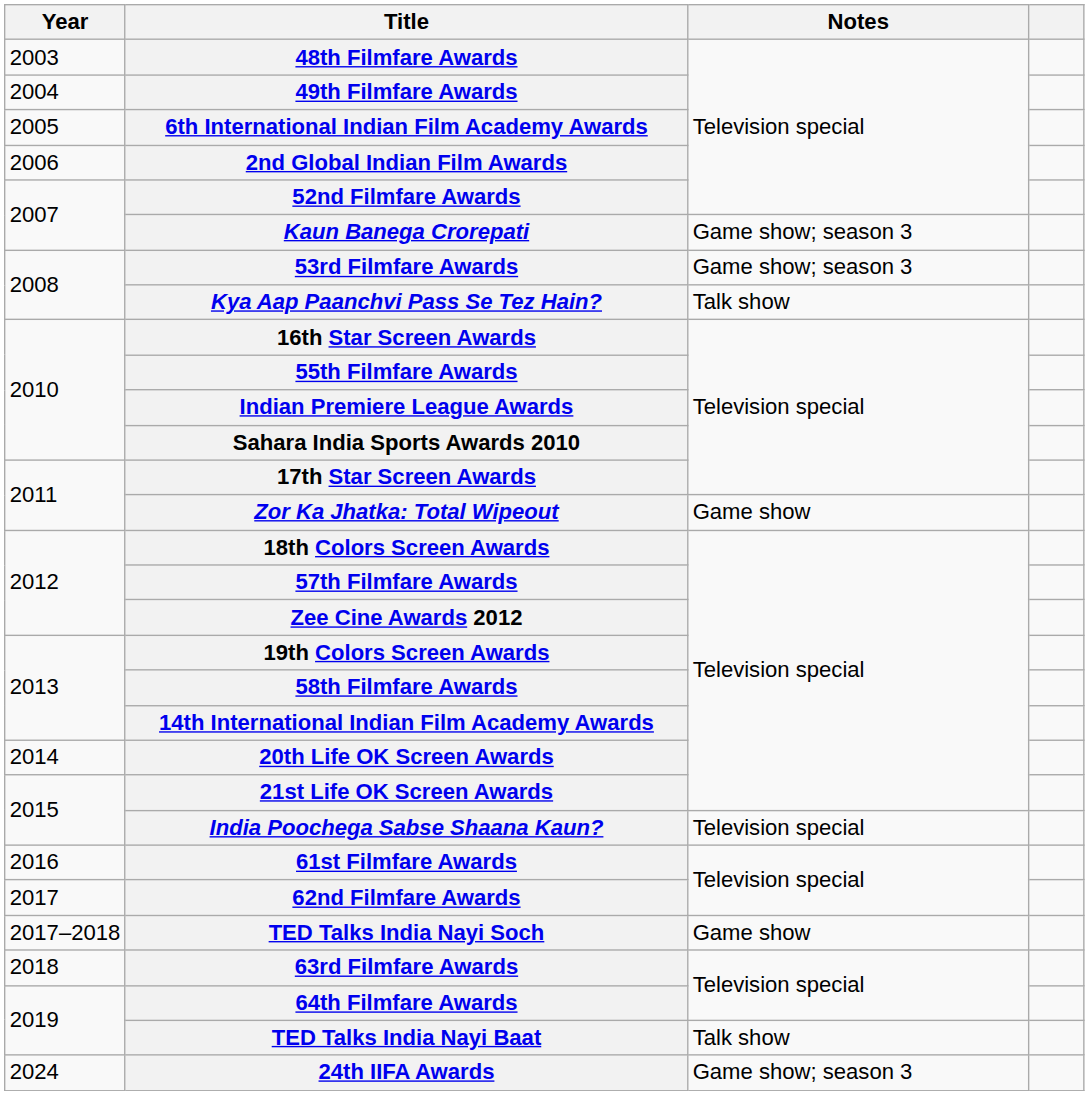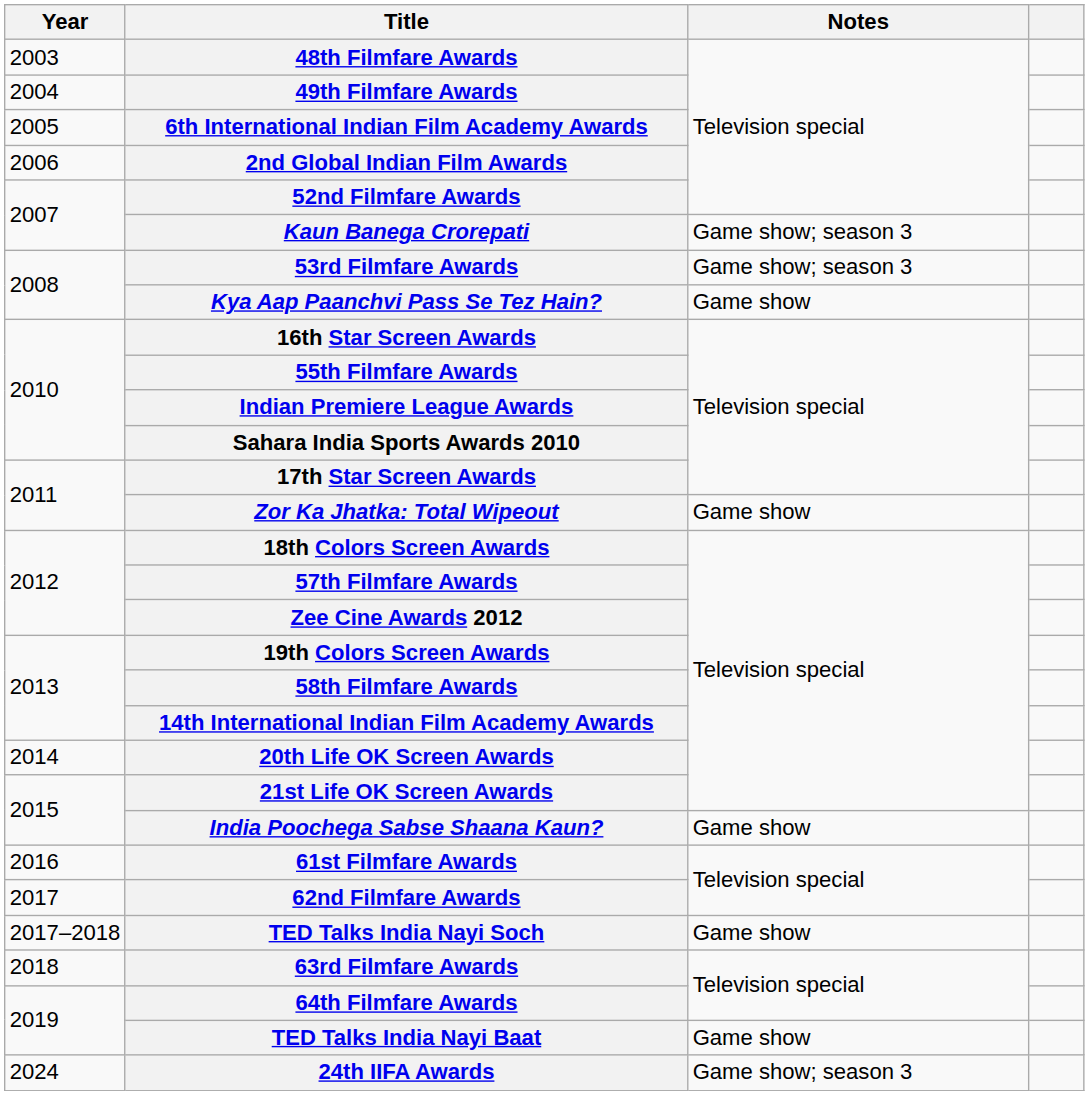(741, 302) Talk show -> (752, 302) Game show
(779, 827) Television special -> (752, 827) Game show
(741, 1037) Talk show -> (752, 1037) Game show
